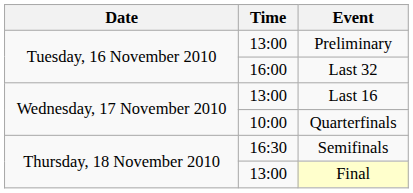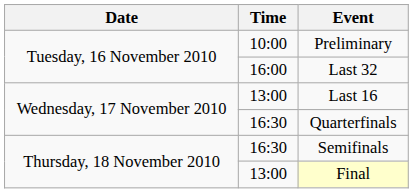(268, 43) 13:00 -> (268, 43) 10:00
(268, 122) 10:00 -> (268, 122) 16:30
